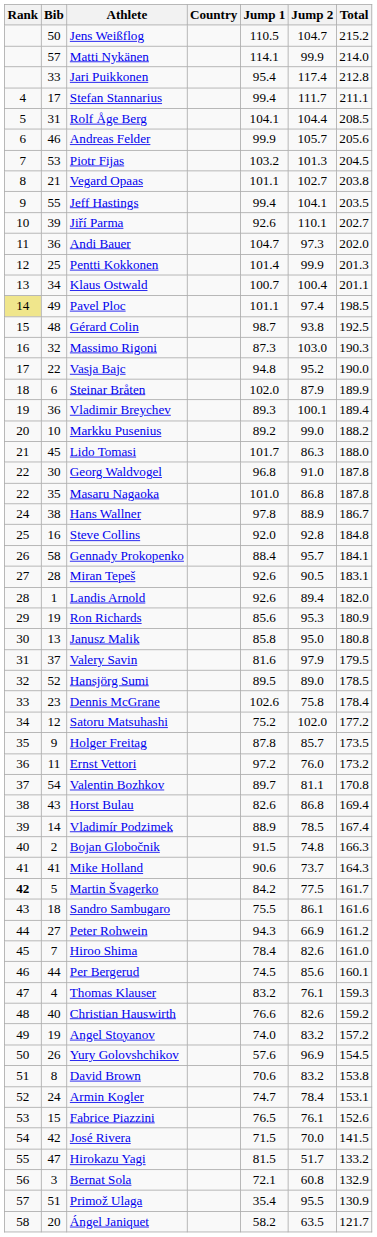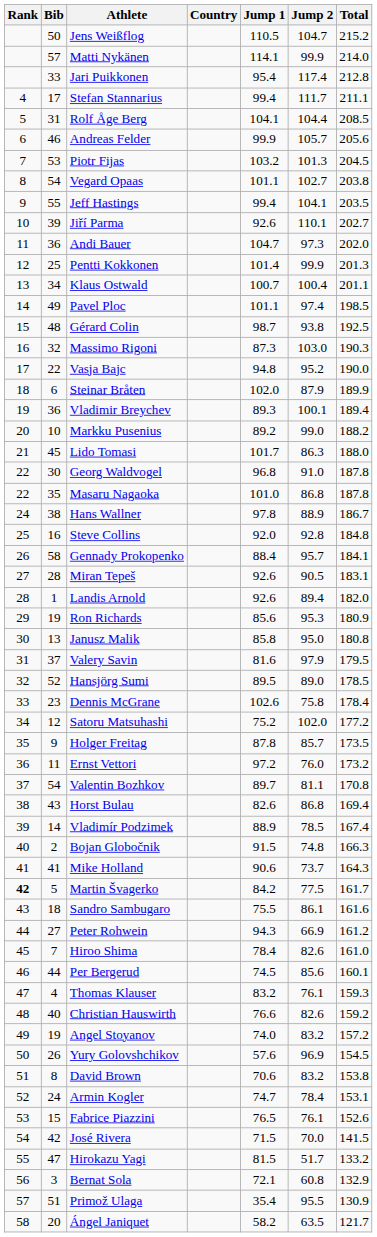(54, 181) 21 -> (54, 181) 54
(23, 306) khaki background -> (23, 306) no background
